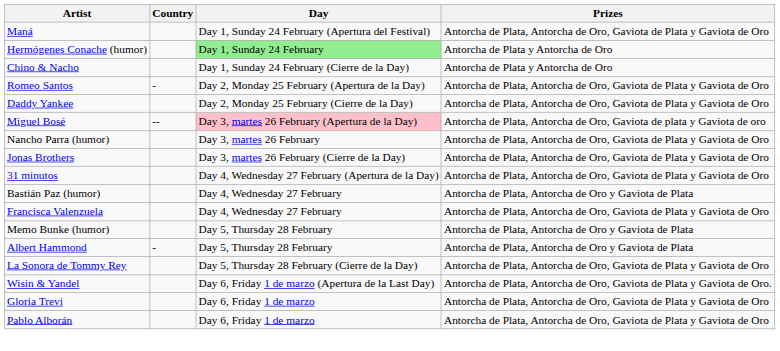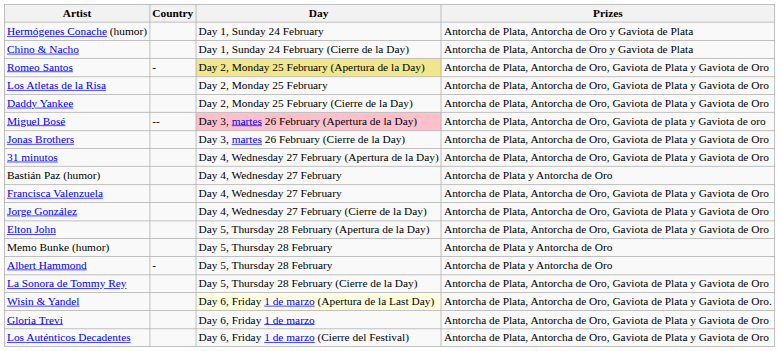- row: (20, 31)
(261, 49) lightgreen background -> (261, 31) no background
(528, 49) Antorcha de Plata y Antorcha de Oro -> (569, 31) Antorcha de Plata, Antorcha de Oro y Gaviota de Plata
(528, 67) Antorcha de Plata y Antorcha de Oro -> (569, 49) Antorcha de Plata, Antorcha de Oro y Gaviota de Plata
(312, 85) no background -> (312, 67) khaki background
+ row: (57, 85)
- row: (58, 139)
(569, 193) Antorcha de Plata, Antorcha de Oro y Gaviota de Plata -> (528, 175) Antorcha de Plata y Antorcha de Oro
+ row: (42, 211)
+ row: (31, 229)
(569, 229) Antorcha de Plata, Antorcha de Oro y Gaviota de Plata -> (528, 247) Antorcha de Plata y Antorcha de Oro
(569, 247) Antorcha de Plata, Antorcha de Oro y Gaviota de Plata -> (528, 265) Antorcha de Plata y Antorcha de Oro
(316, 283) no background -> (316, 301) lightyellow background
- row: (40, 319)
+ row: (69, 337)
